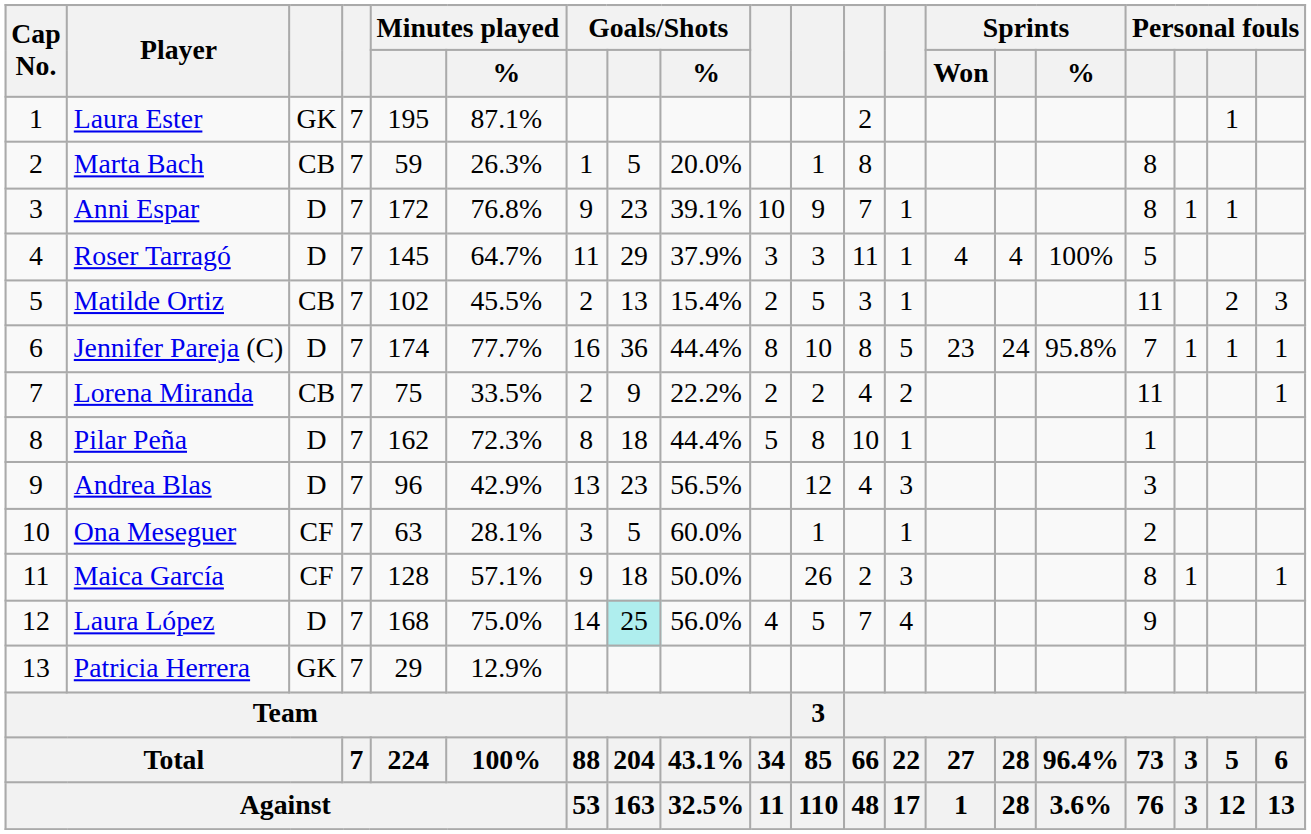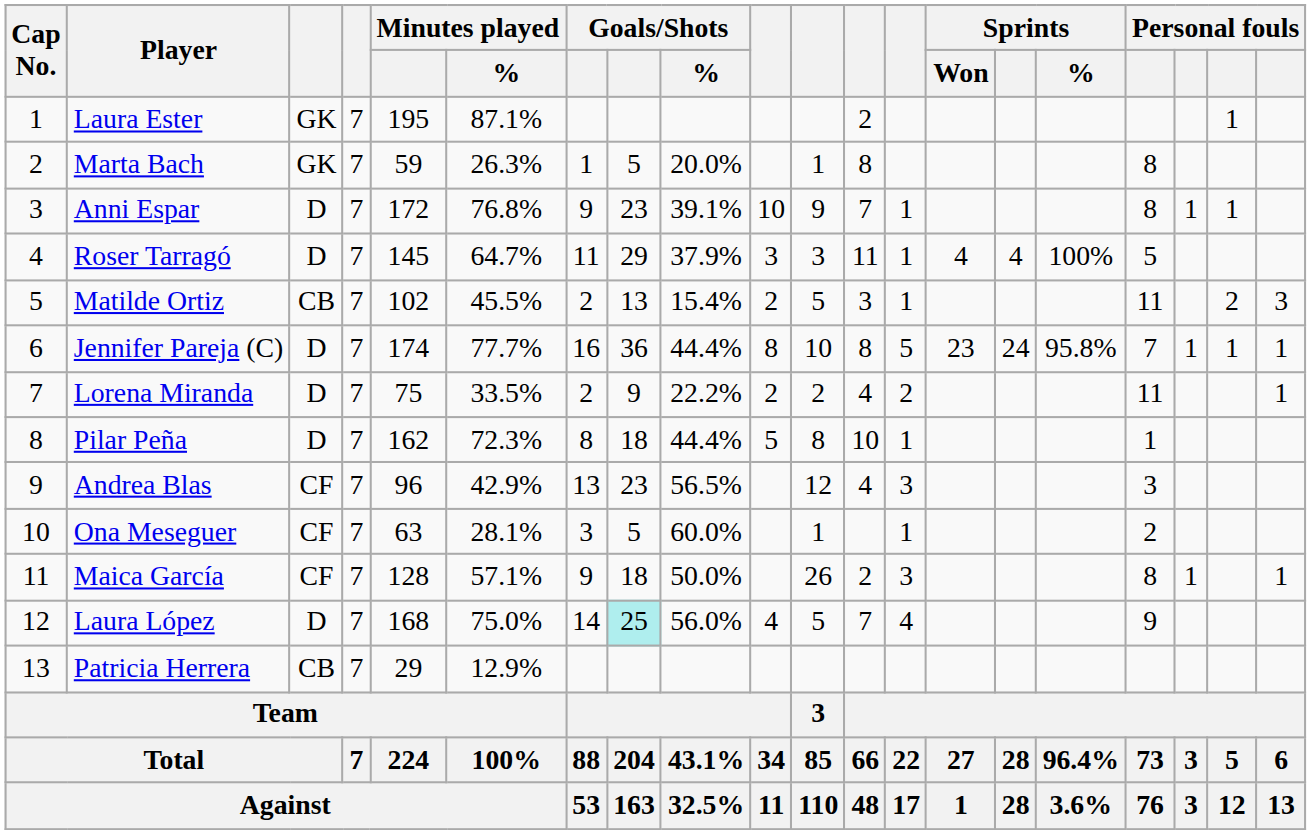(316, 164) CB -> (316, 164) GK
(316, 393) CB -> (316, 393) D
(316, 484) D -> (316, 484) CF
(316, 667) GK -> (316, 667) CB
